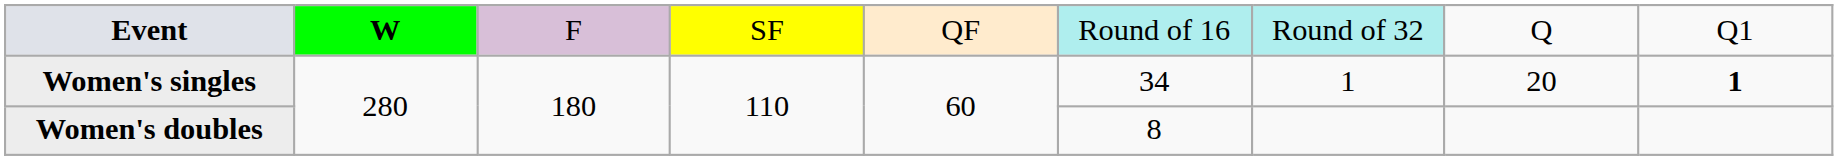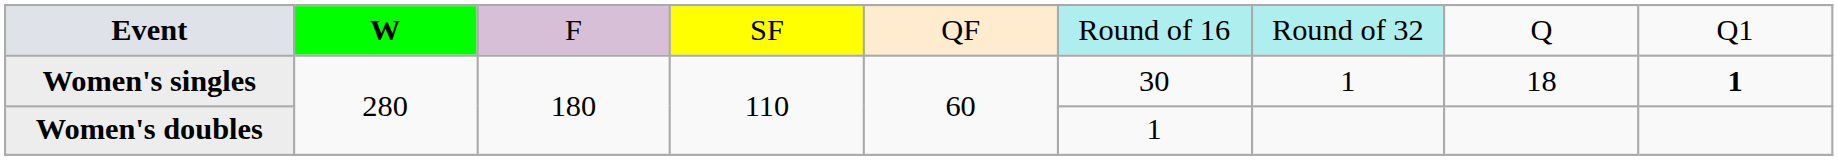(1154, 80) 34 -> (1154, 80) 30
(1541, 80) 20 -> (1541, 80) 18
(1154, 130) 8 -> (1154, 130) 1
